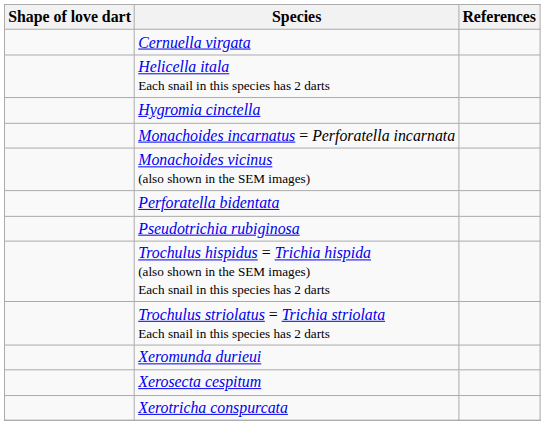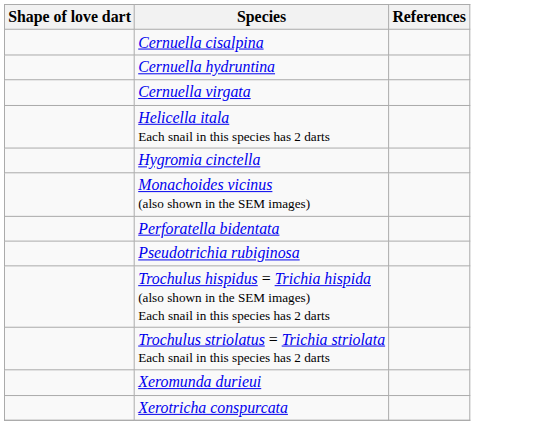+ row: (201, 42)
+ row: (207, 67)
- row: (297, 135)
- row: (200, 382)
